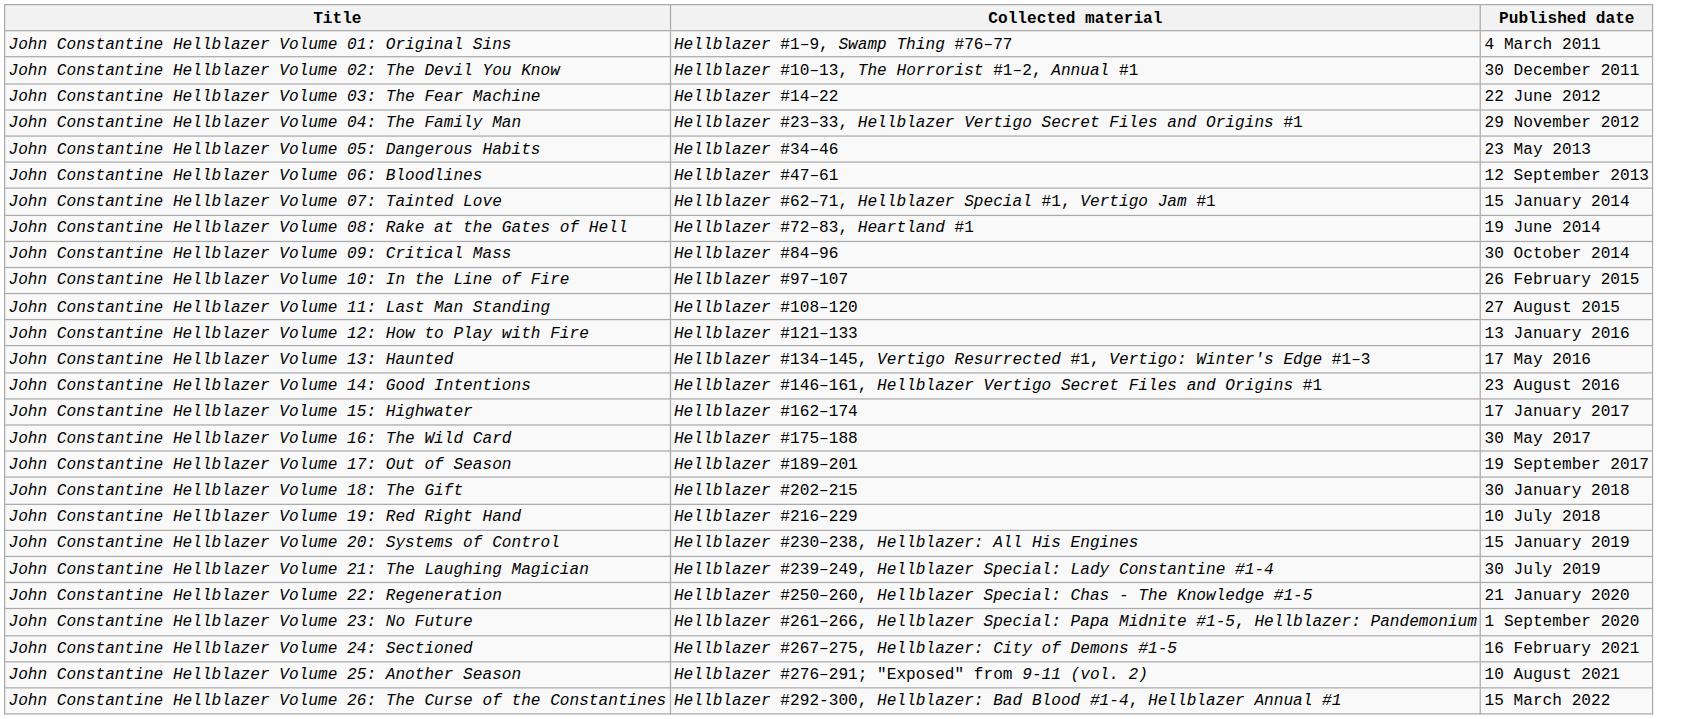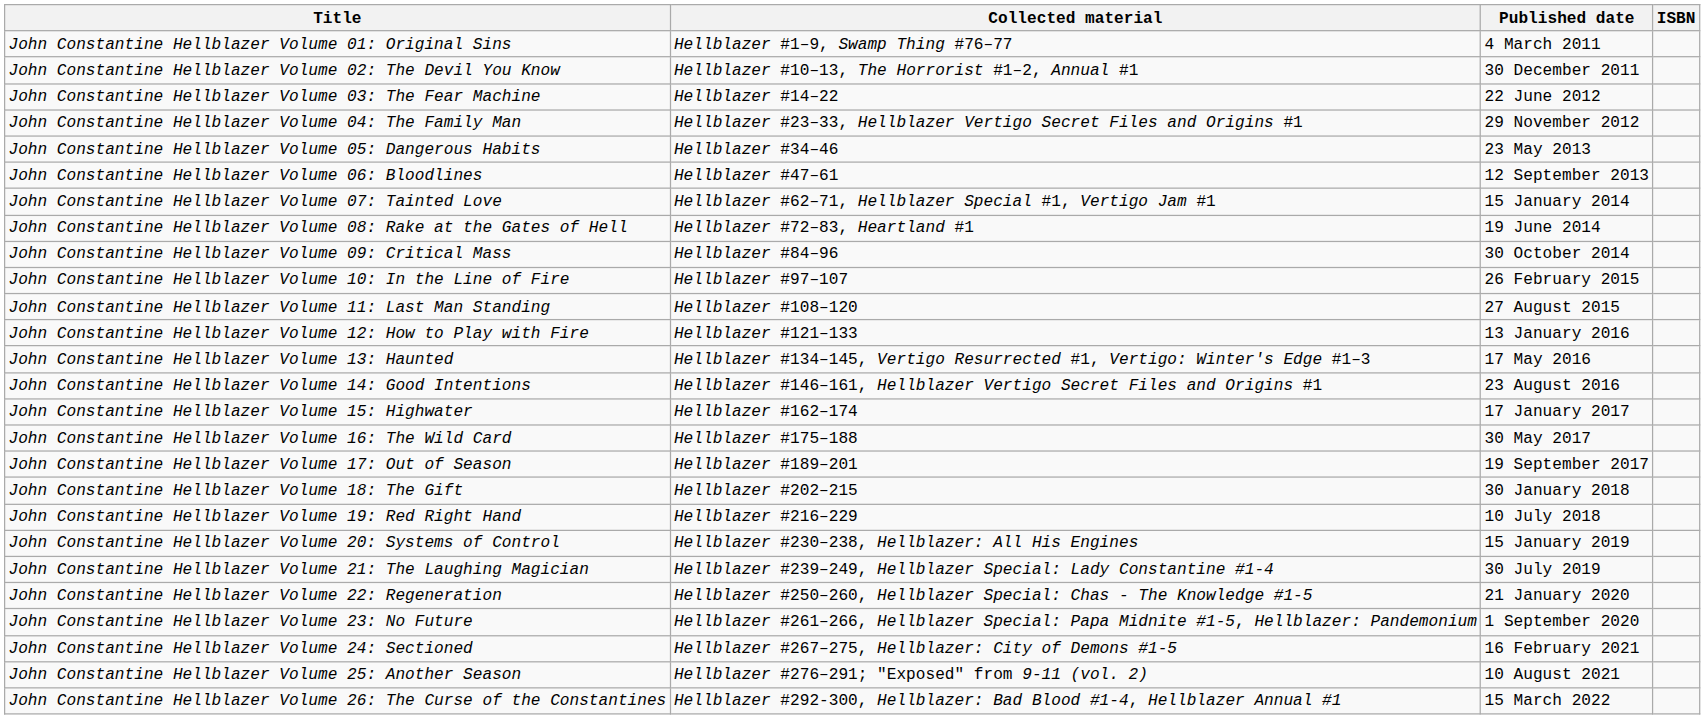+ column: (1676, 18)
